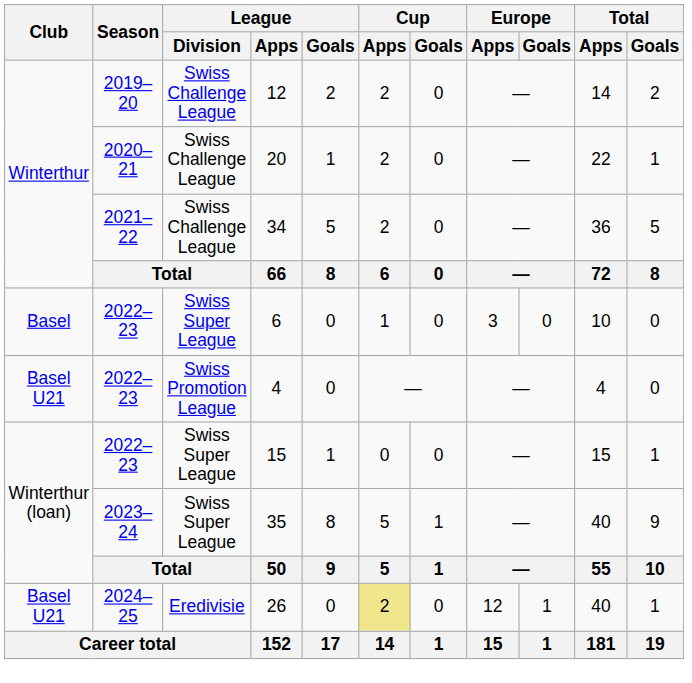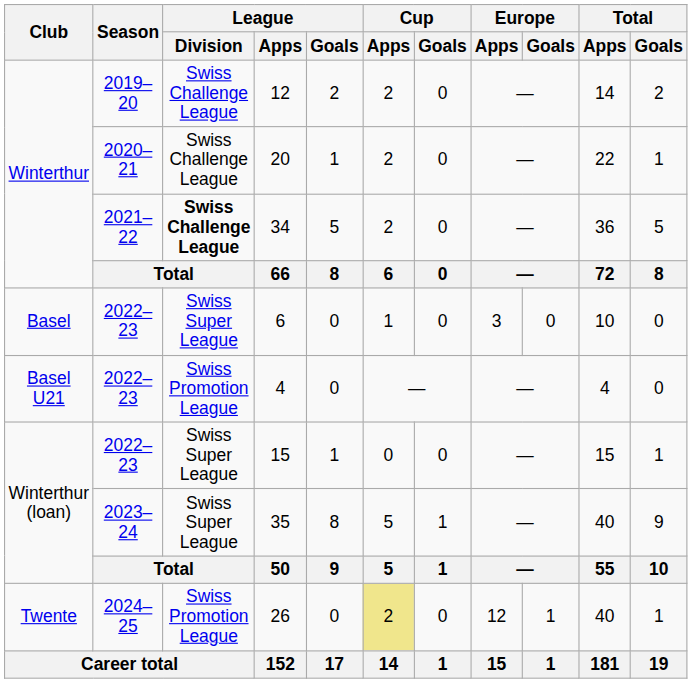(207, 227) normal -> (209, 227) bold
(49, 607) Basel U21 -> (49, 616) Twente
(207, 607) Eredivisie -> (209, 616) Swiss Promotion League
